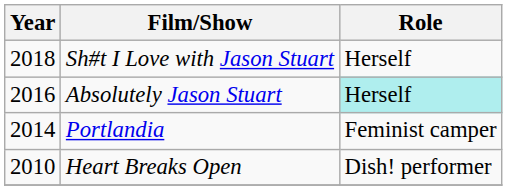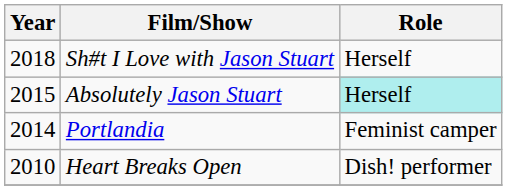(33, 94) 2016 -> (33, 94) 2015
